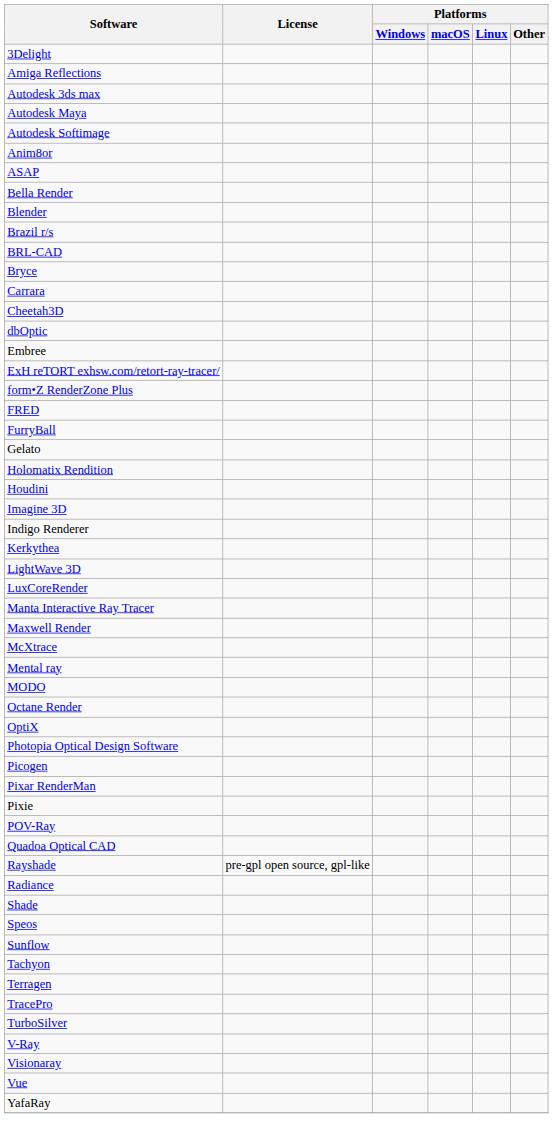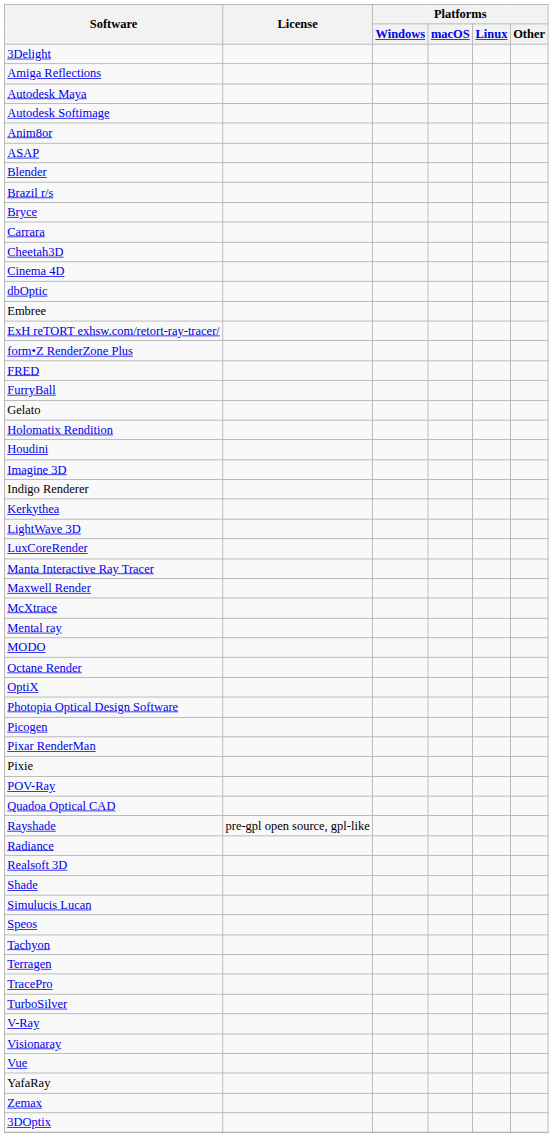- row: (54, 93)
- row: (40, 192)
- row: (35, 251)
+ row: (36, 271)
+ row: (37, 865)
+ row: (49, 905)
- row: (28, 944)
+ row: (25, 1102)
+ row: (29, 1122)
